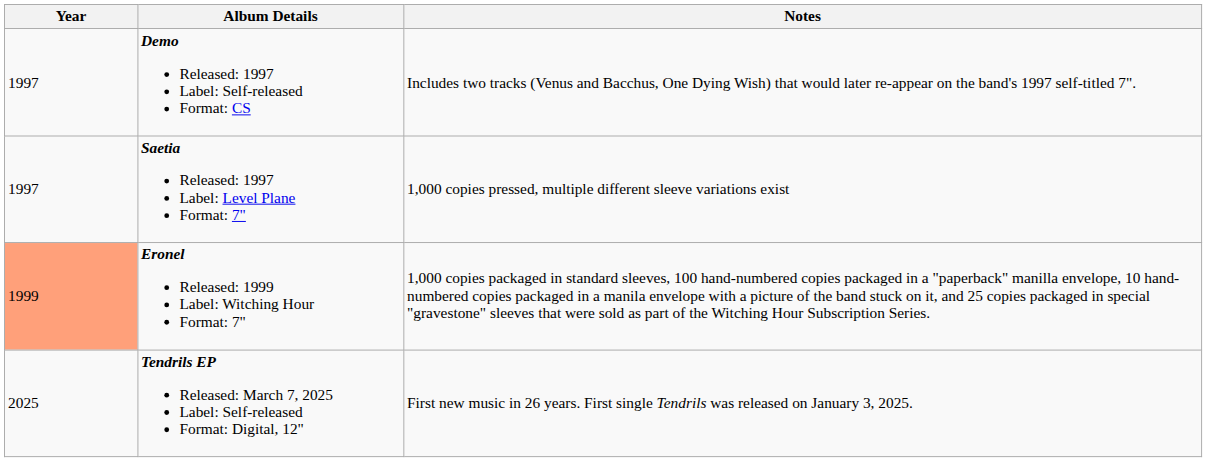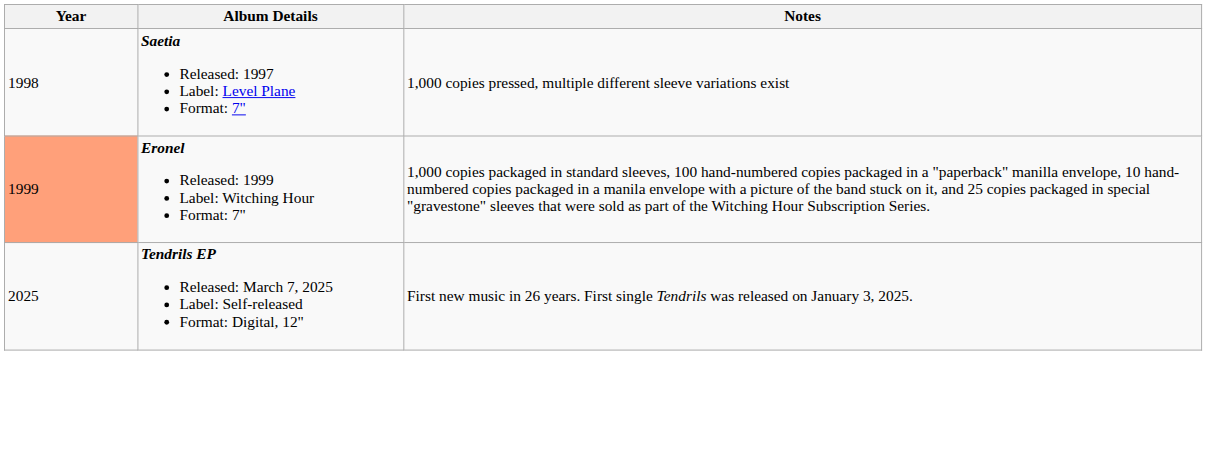- row: (270, 75)
(23, 189) 1997 -> (23, 82) 1998
